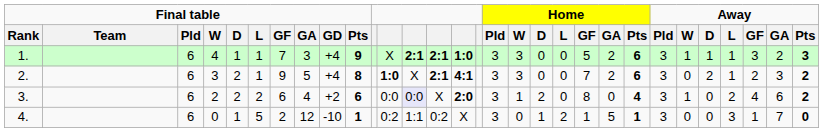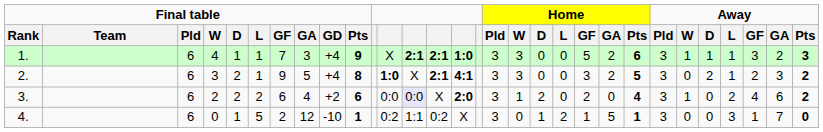(587, 76) 7 -> (587, 76) 3
(637, 76) 6 -> (637, 76) 5
(587, 96) 8 -> (587, 96) 2
